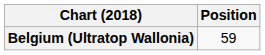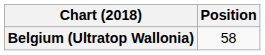(229, 38) 59 -> (229, 38) 58
